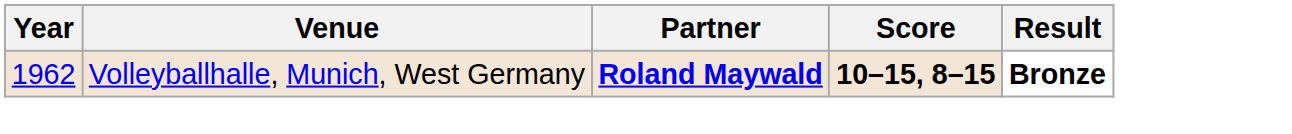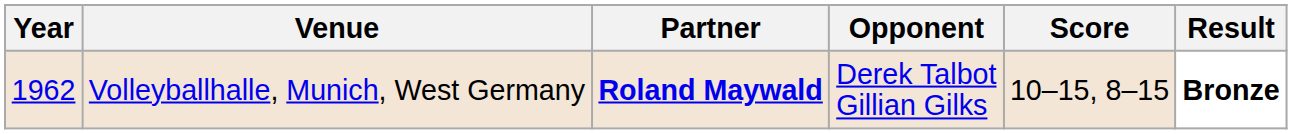+ column: (916, 28)
(916, 73) bold -> (1090, 89) normal
